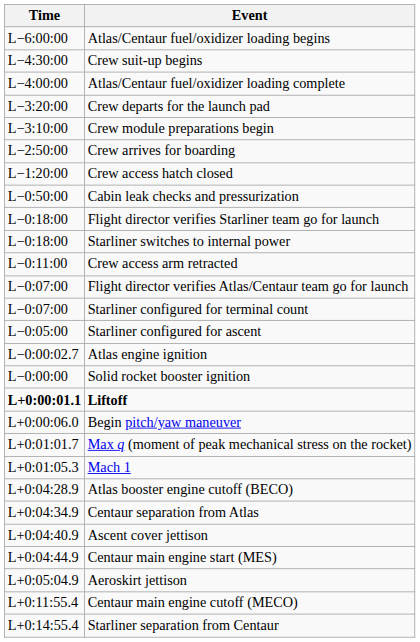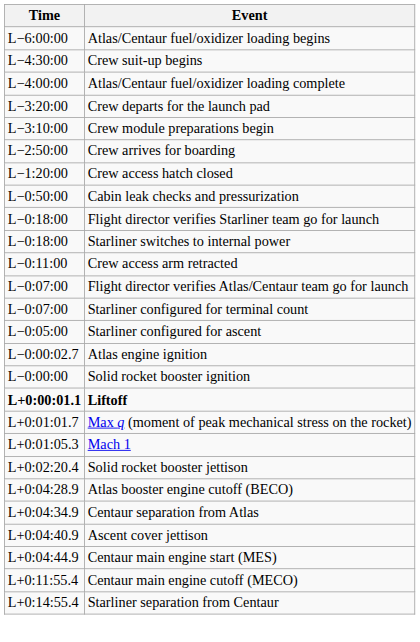- row: (164, 422)
+ row: (168, 467)
- row: (137, 580)
